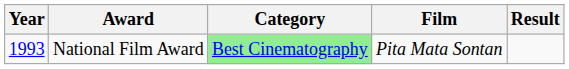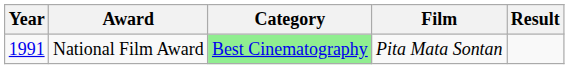(27, 49) 1993 -> (27, 49) 1991
